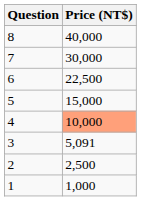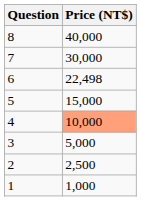(84, 79) 22,500 -> (84, 79) 22,498
(80, 143) 5,091 -> (80, 143) 5,000
